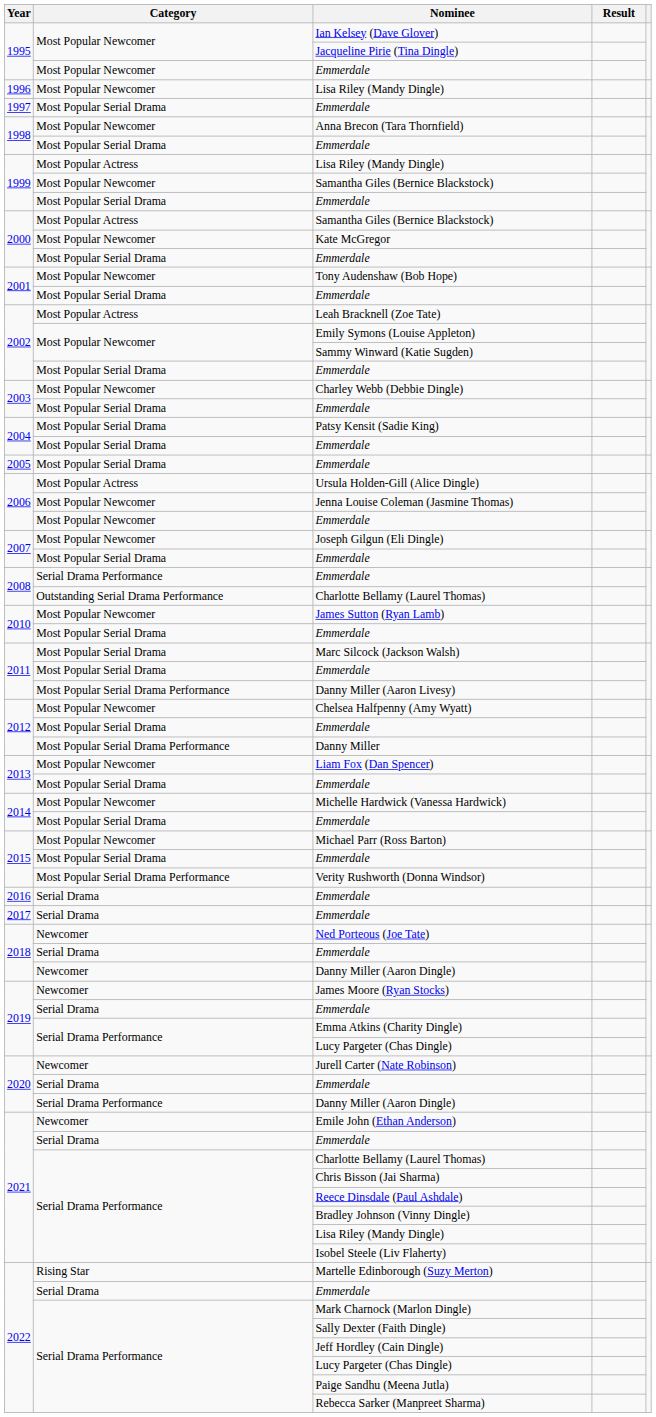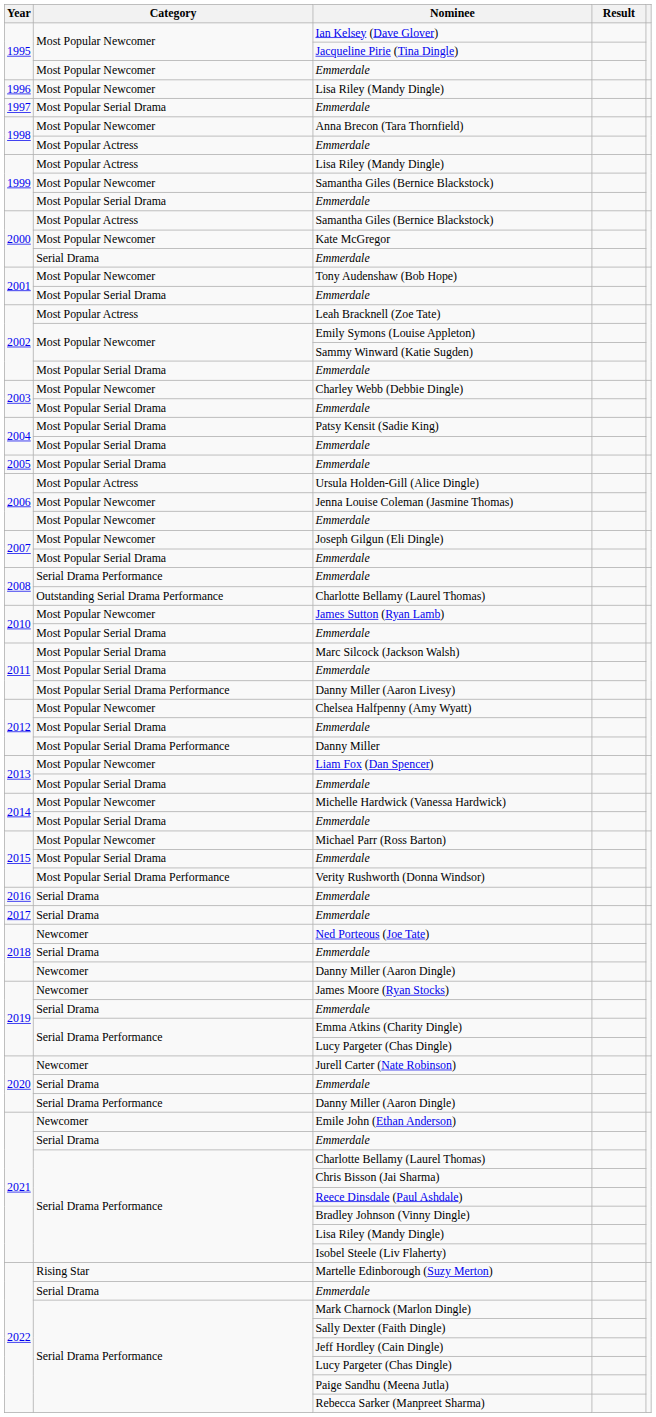(101, 145) Most Popular Serial Drama -> (87, 145) Most Popular Actress
(101, 257) Most Popular Serial Drama -> (68, 257) Serial Drama
